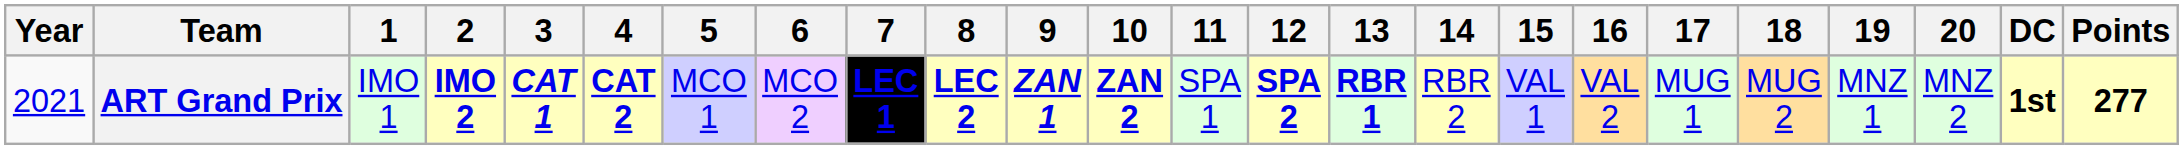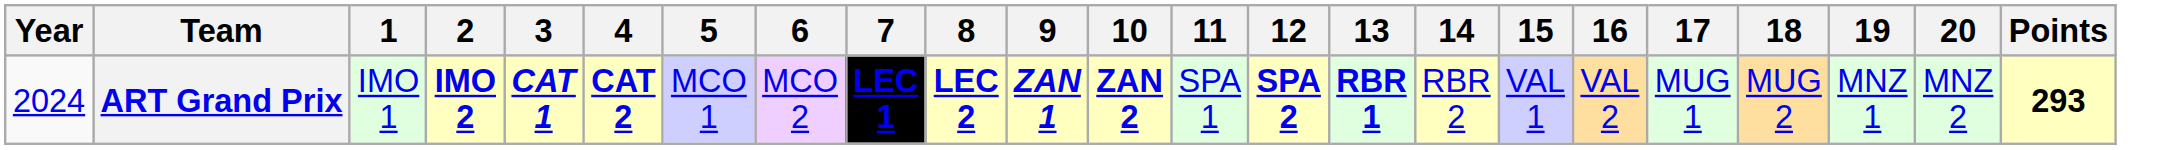- column: (2032, 30)
(49, 100) 2021 -> (49, 100) 2024
(2121, 100) 277 -> (2058, 100) 293
